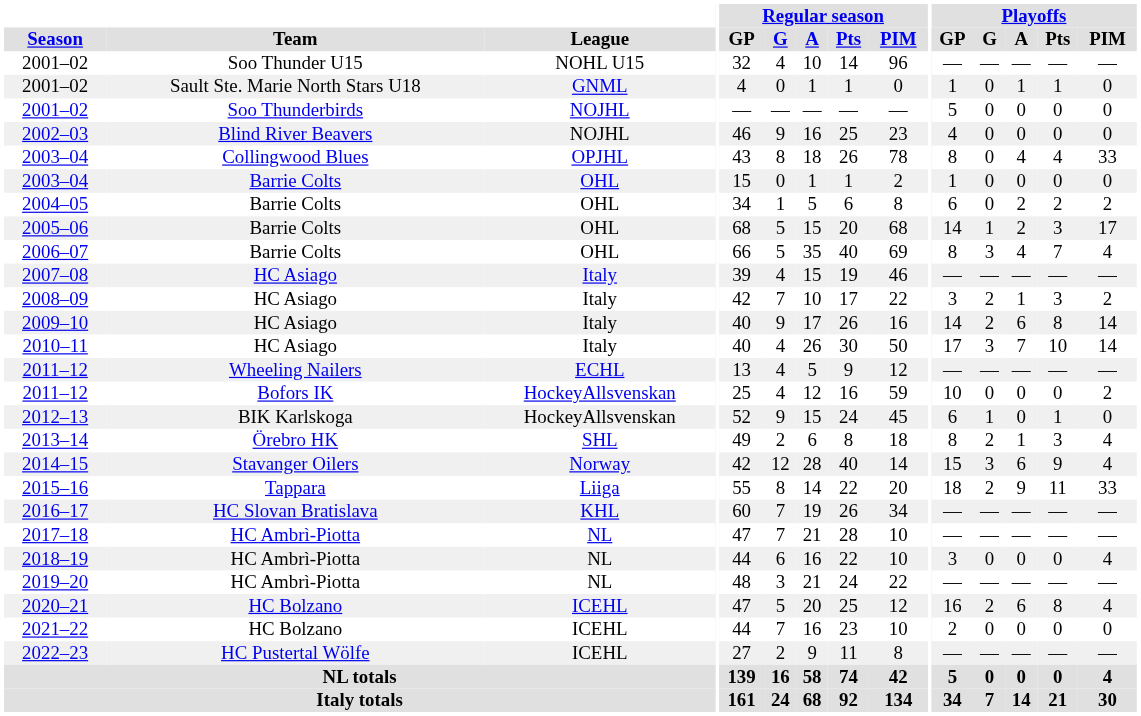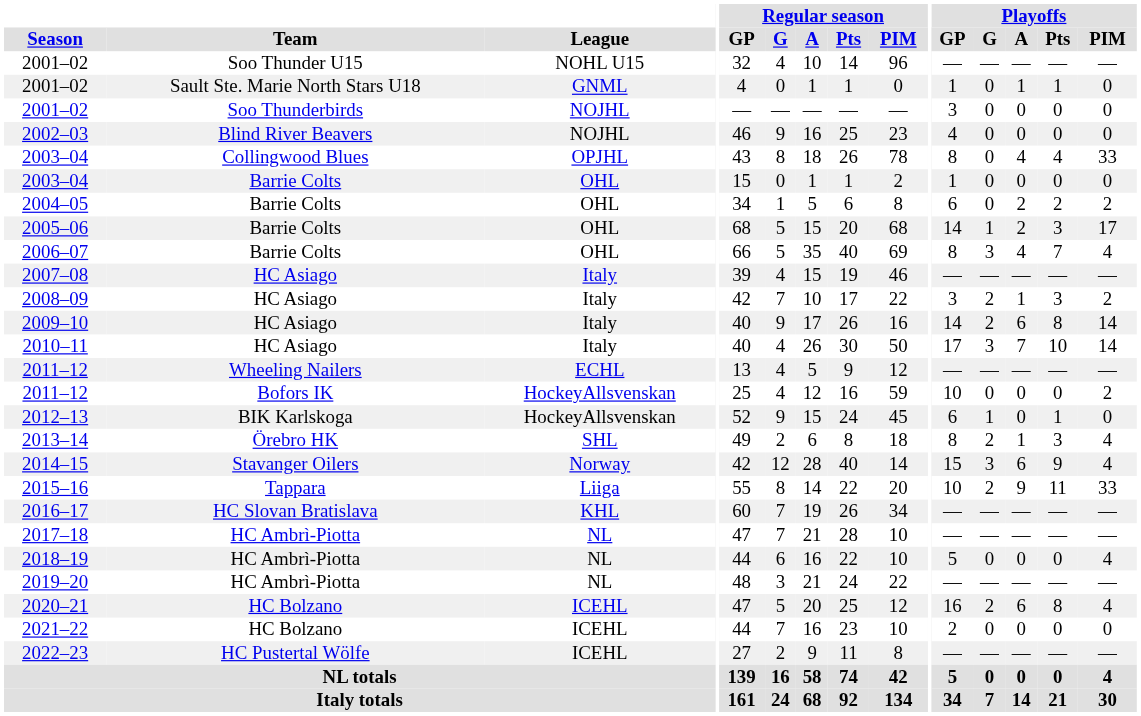(952, 110) 5 -> (952, 110) 3
(952, 487) 18 -> (952, 487) 10
(952, 558) 3 -> (952, 558) 5
